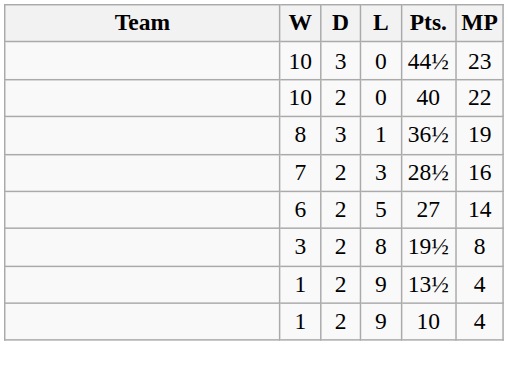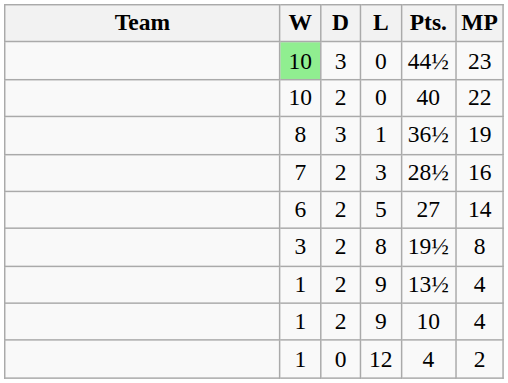(300, 60) no background -> (300, 60) lightgreen background
+ row: (341, 358)
